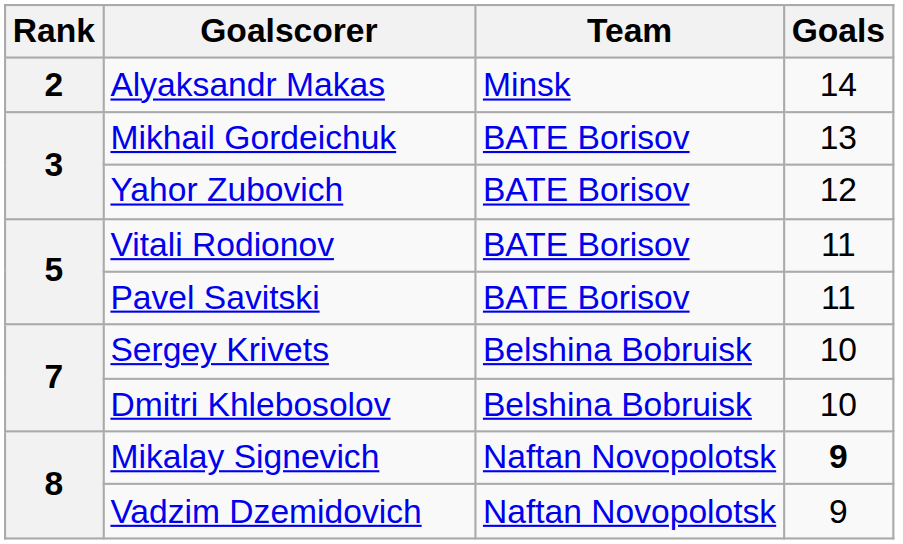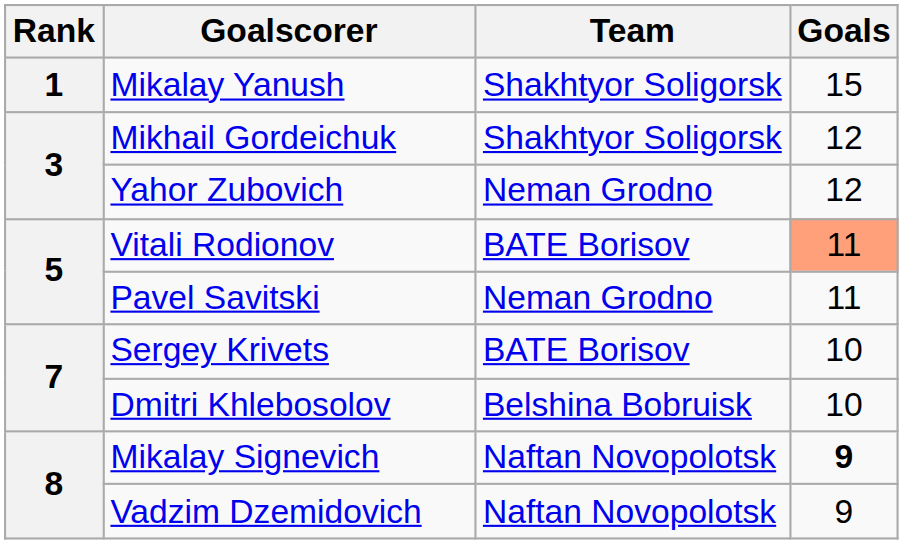+ row: (227, 84)
- row: (248, 84)
(586, 137) BATE Borisov -> (632, 137) Shakhtyor Soligorsk
(838, 137) 13 -> (844, 137) 12
(586, 191) BATE Borisov -> (598, 191) Neman Grodno
(838, 244) no background -> (844, 244) lightsalmon background
(586, 297) BATE Borisov -> (598, 297) Neman Grodno
(617, 350) Belshina Bobruisk -> (586, 350) BATE Borisov
